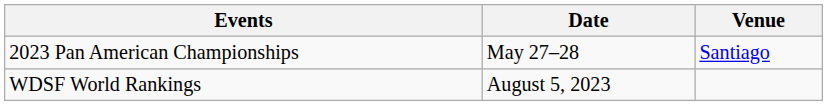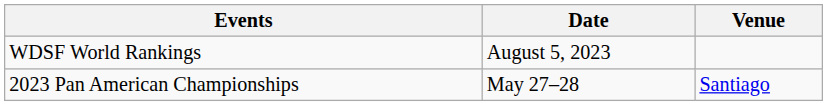rows swapped: (154, 52) <-> (105, 84)
